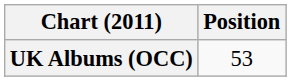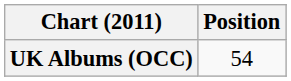(242, 57) 53 -> (242, 57) 54
